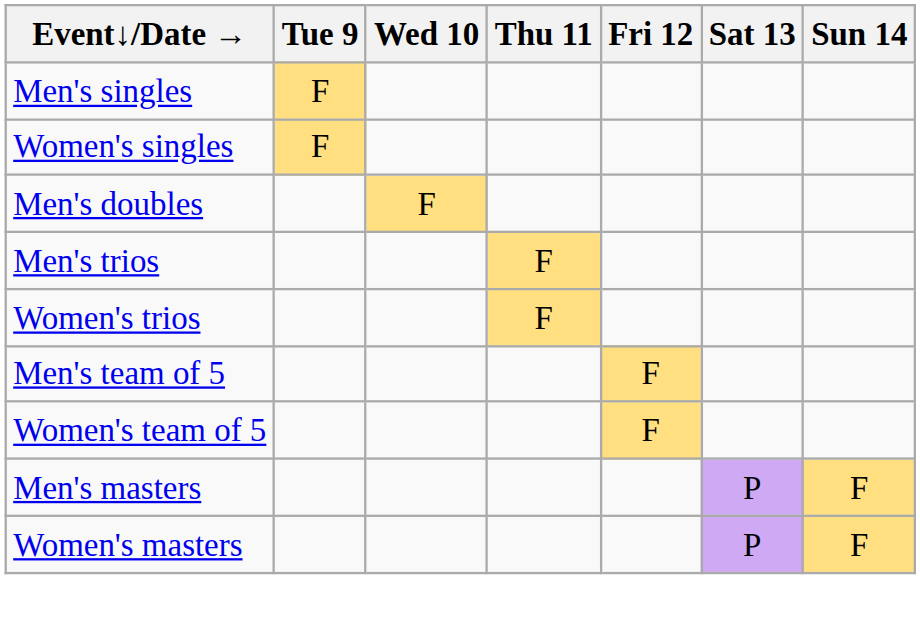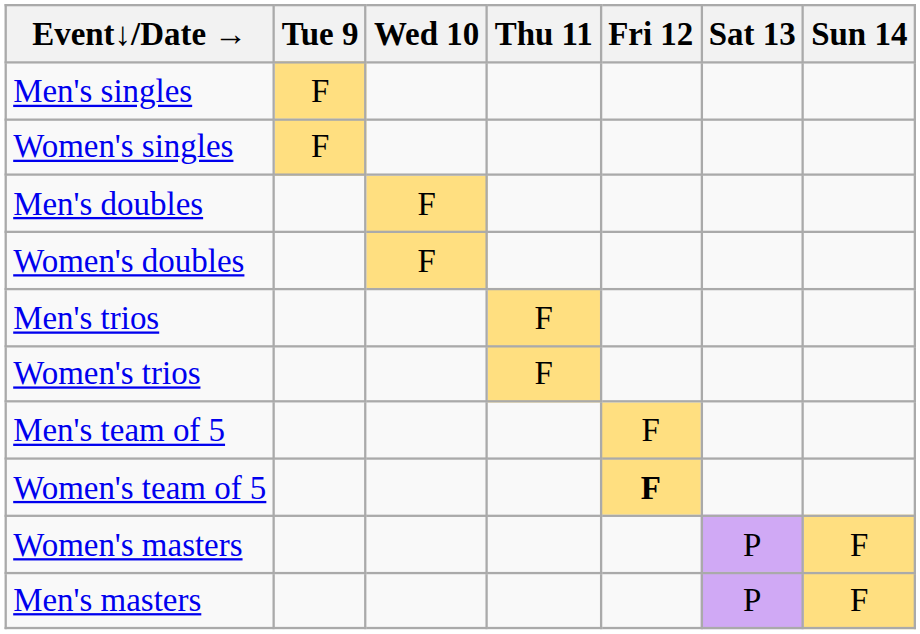+ row: (129, 260)
(651, 430) normal -> (651, 487) bold
rows swapped: (107, 487) <-> (128, 544)
